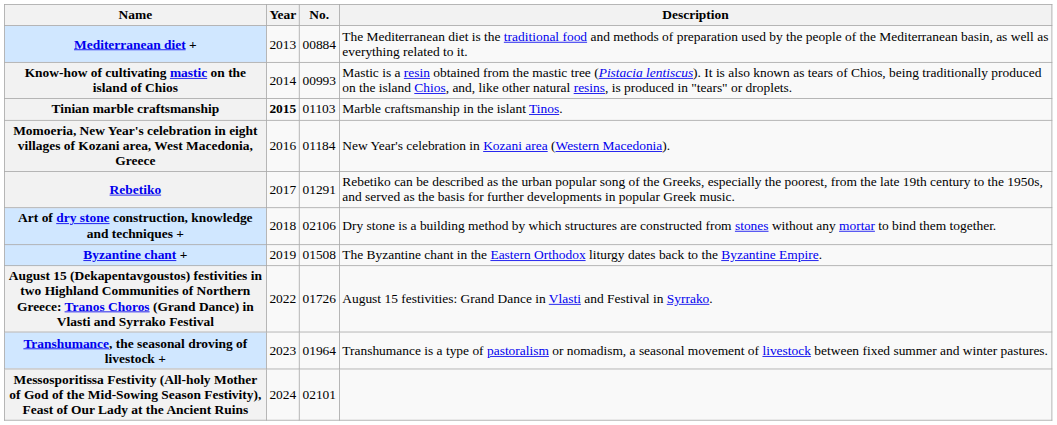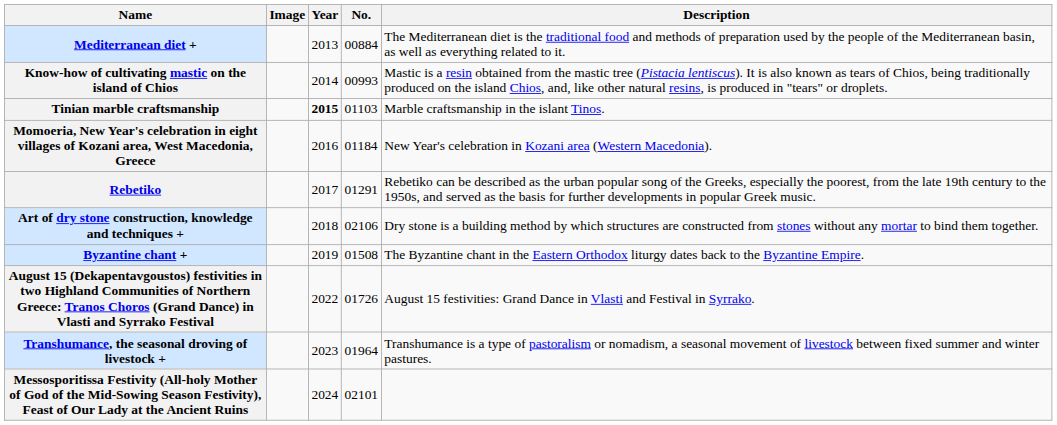+ column: (287, 15)
